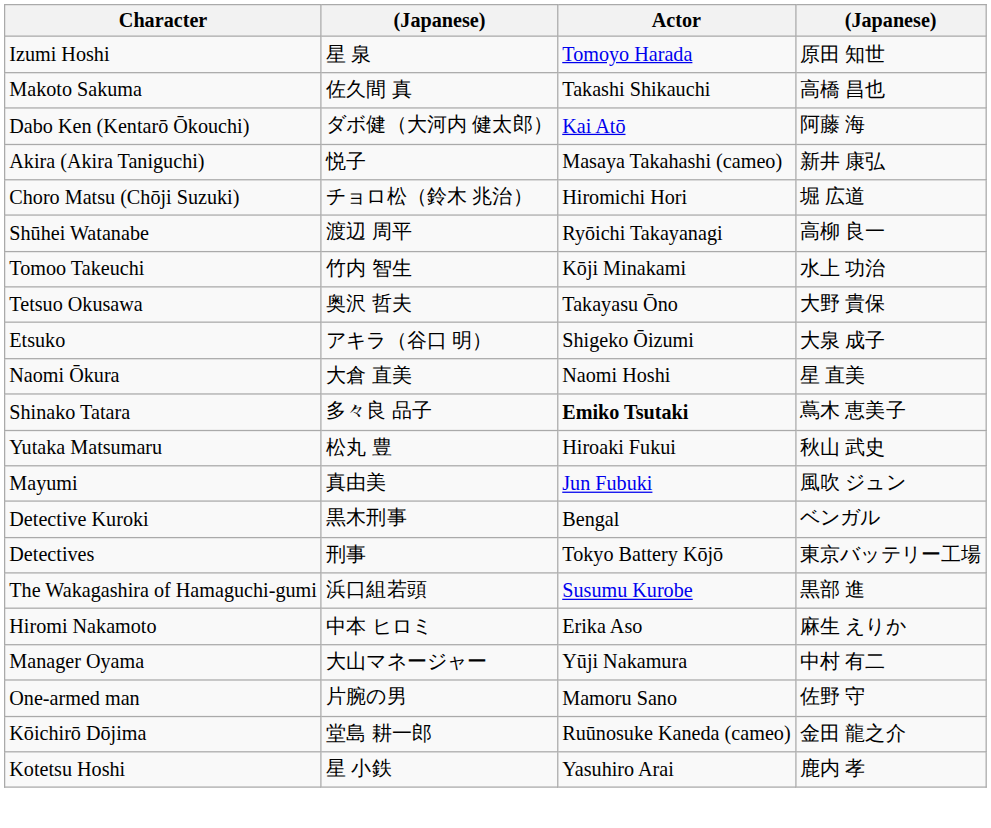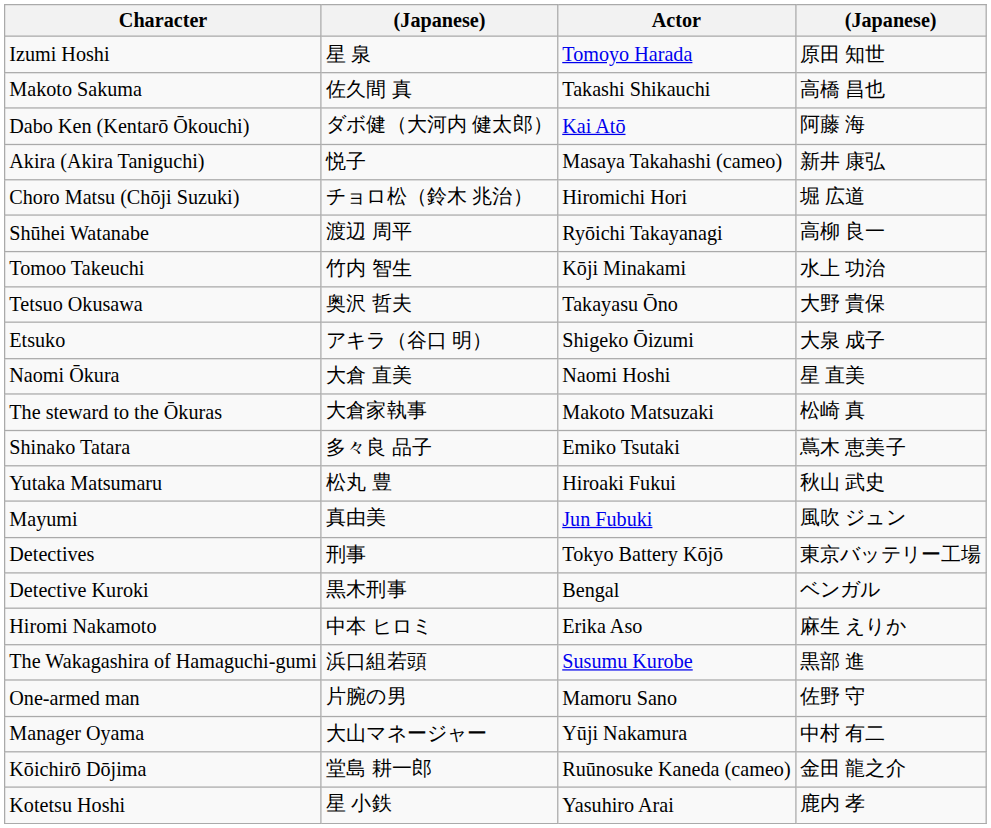+ row: (116, 411)
(625, 411) bold -> (621, 447) normal
rows swapped: (79, 519) <-> (52, 554)
rows swapped: (163, 590) <-> (83, 626)
rows swapped: (77, 662) <-> (74, 697)
